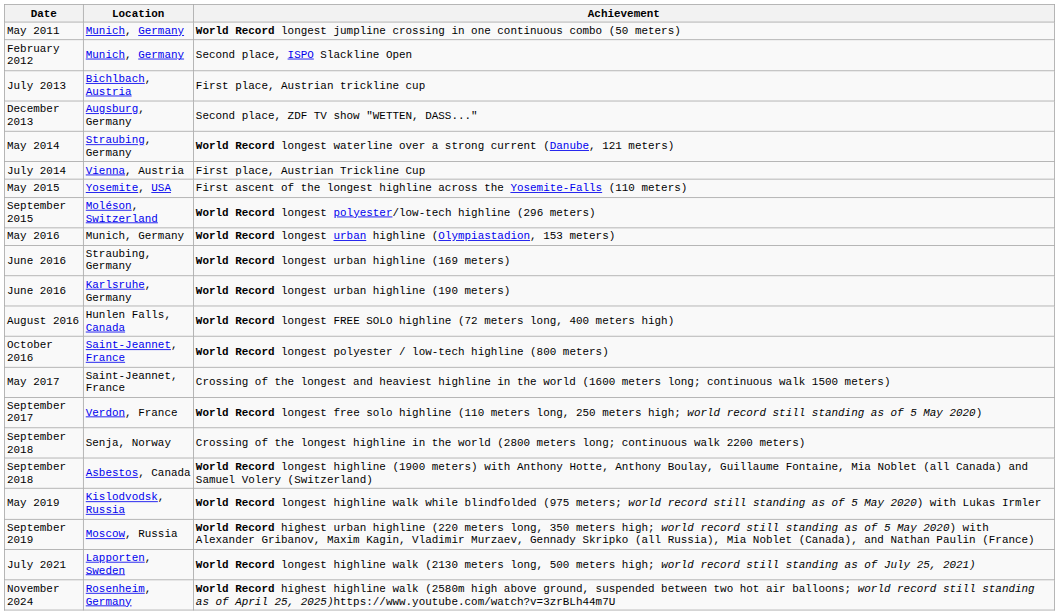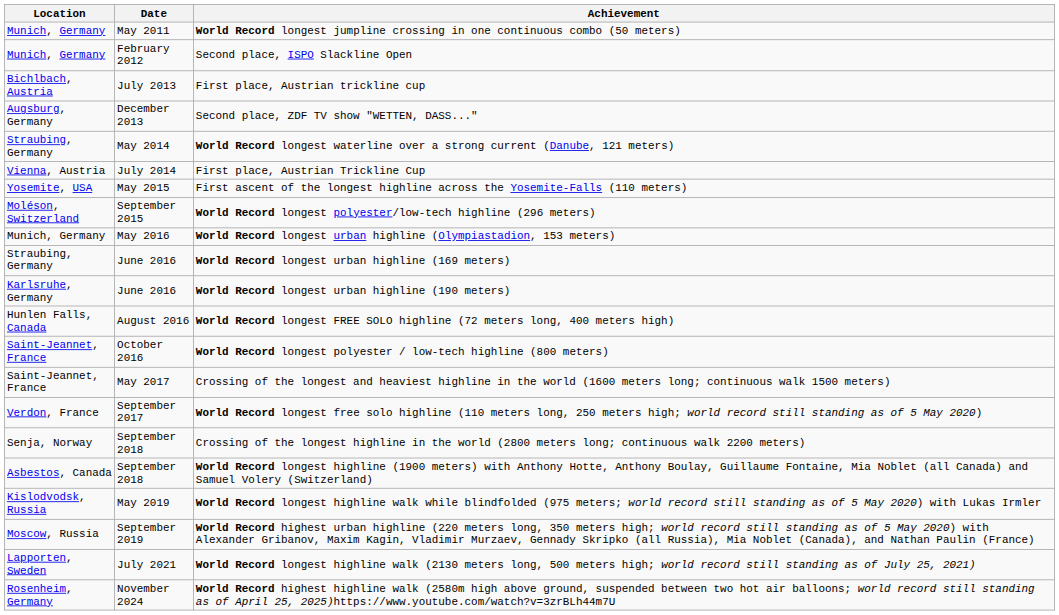columns swapped: (44, 13) <-> (138, 13)
